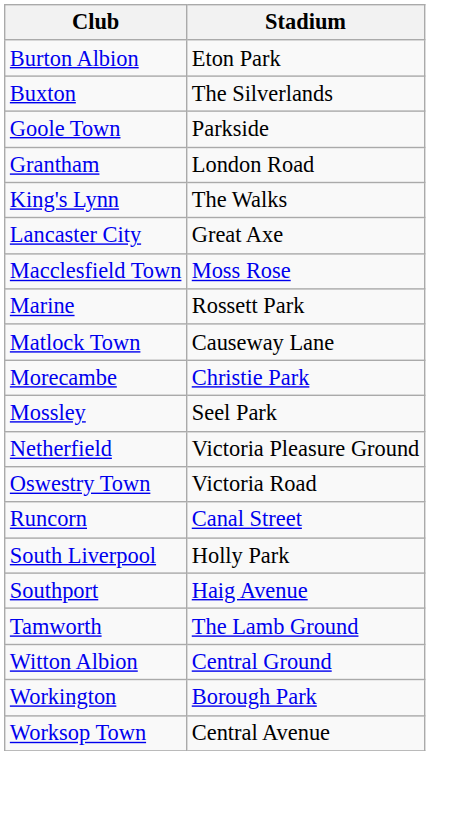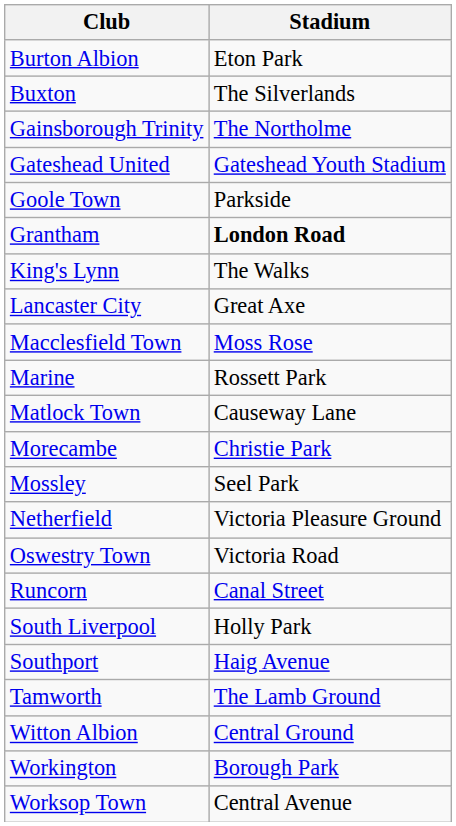+ row: (107, 128)
+ row: (90, 164)
(253, 164) normal -> (279, 235) bold
